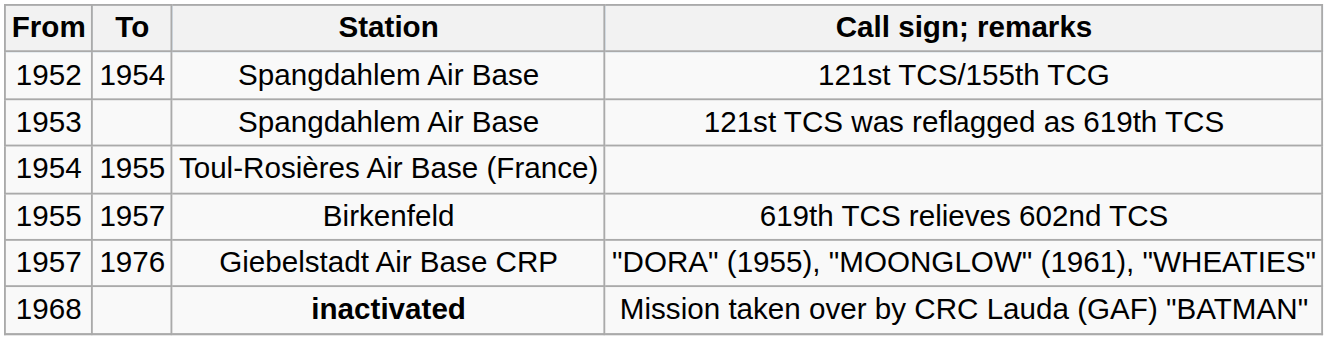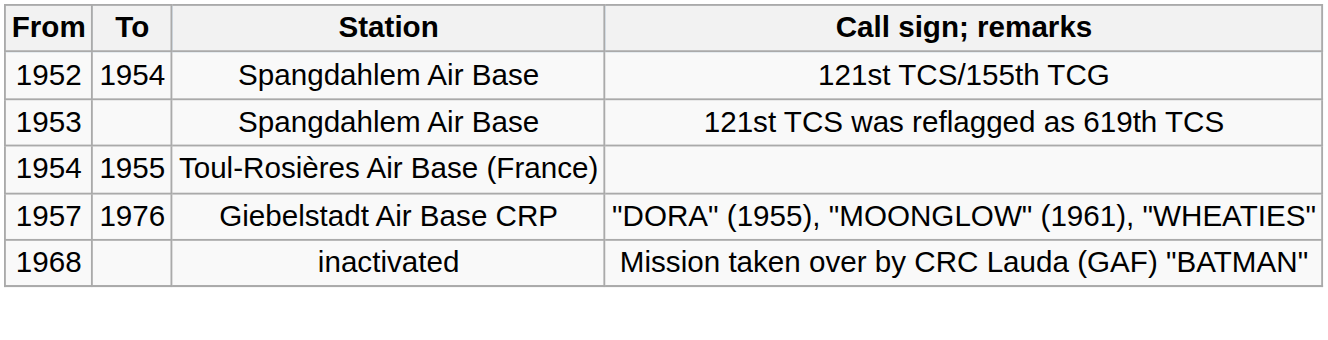- row: (49, 215)
(389, 309) bold -> (389, 262) normal
